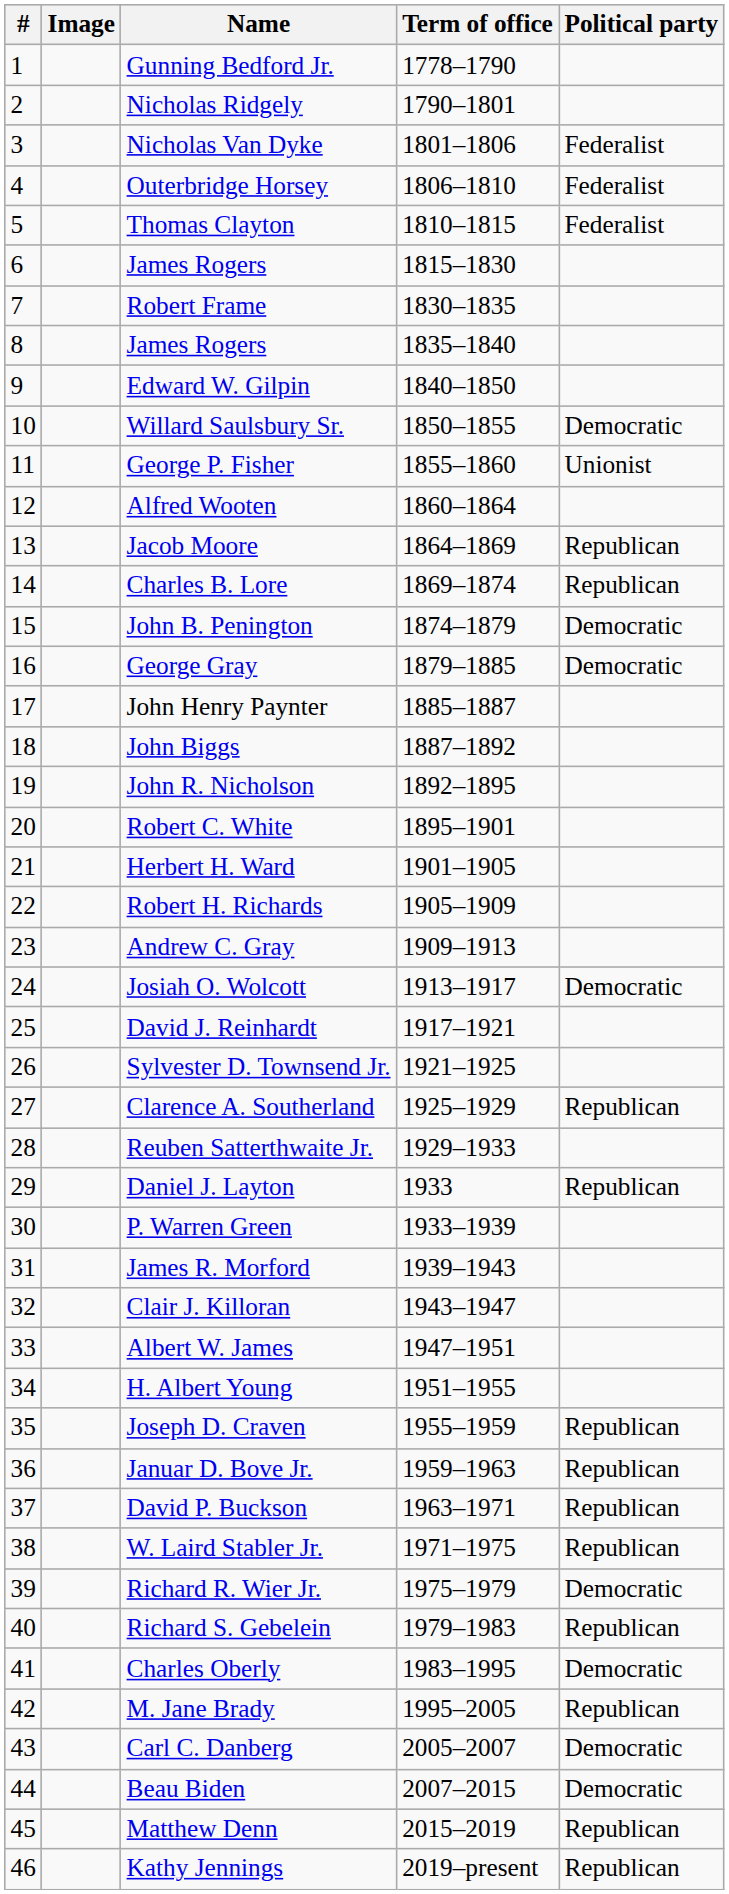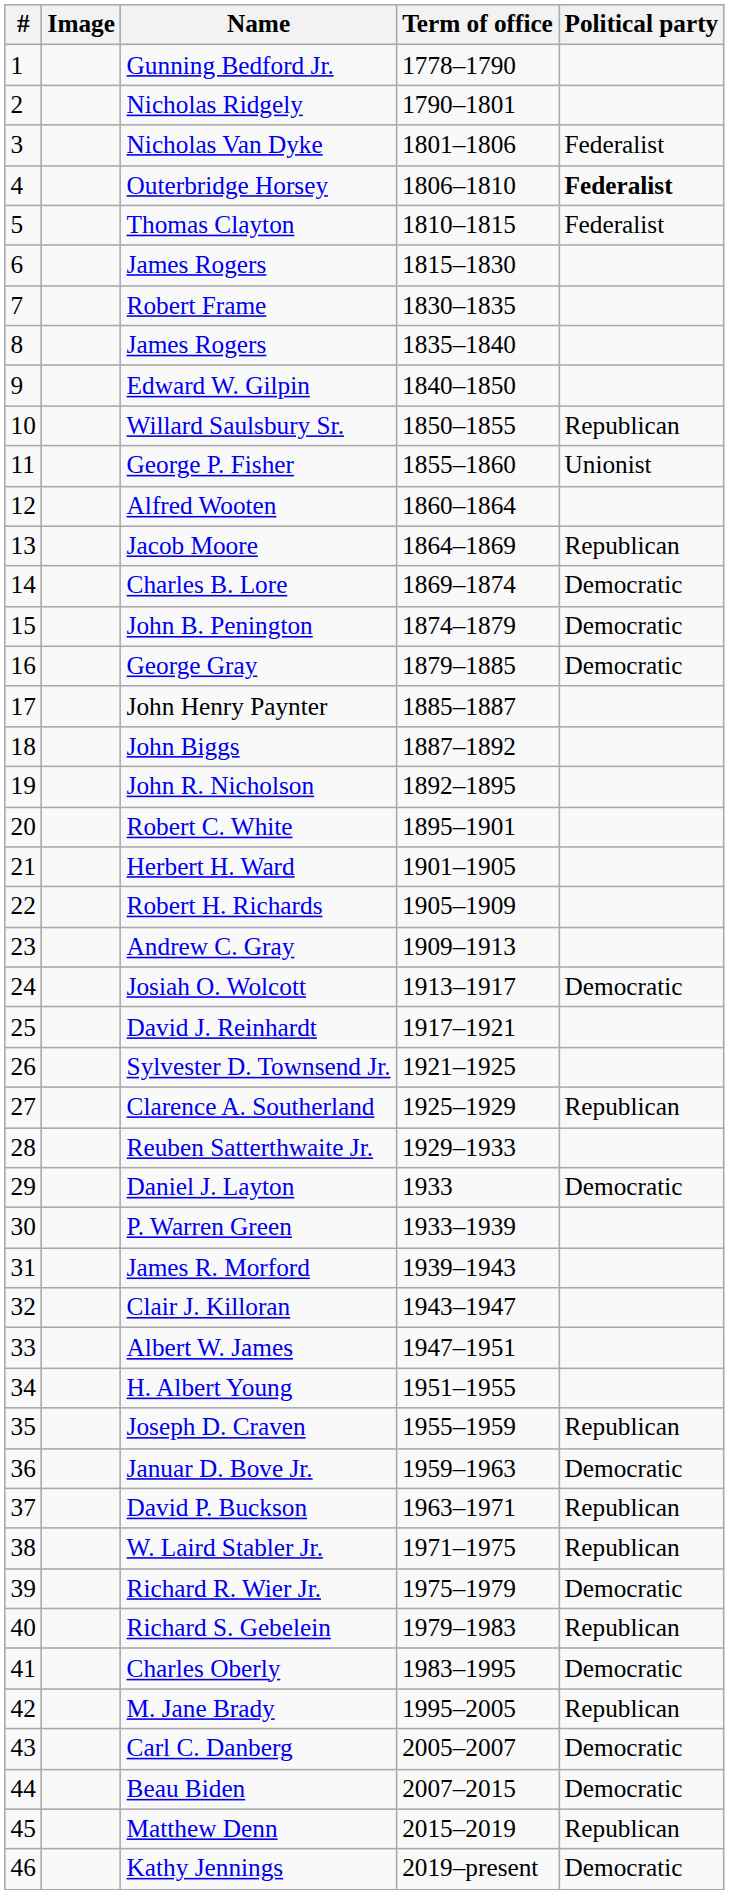(614, 184) normal -> (619, 184) bold
(623, 425) Democratic -> (622, 425) Republican
(622, 585) Republican -> (623, 585) Democratic
(622, 1187) Republican -> (623, 1187) Democratic
(622, 1467) Republican -> (623, 1467) Democratic
(622, 1868) Republican -> (623, 1868) Democratic
